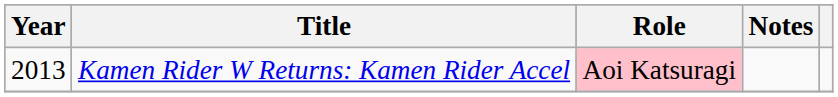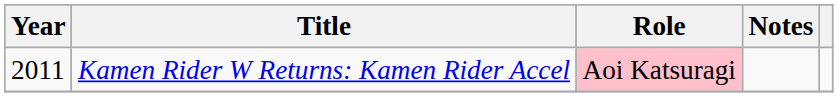(38, 69) 2013 -> (38, 69) 2011
